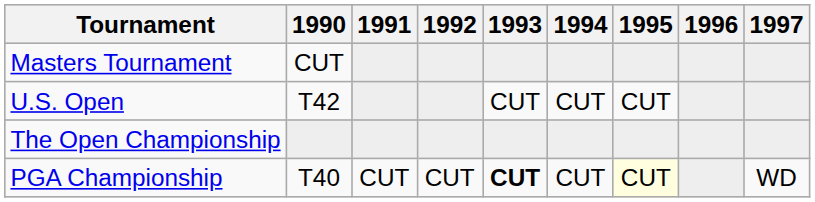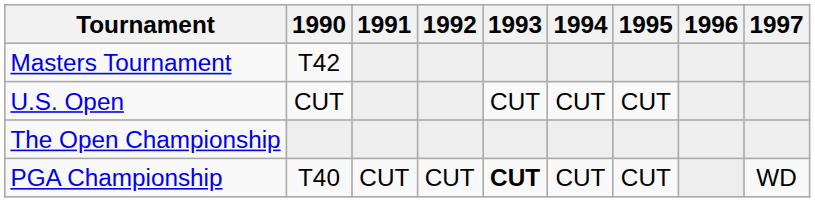(319, 63) CUT -> (319, 63) T42
(319, 101) T42 -> (319, 101) CUT
(646, 178) lightyellow background -> (646, 178) no background
